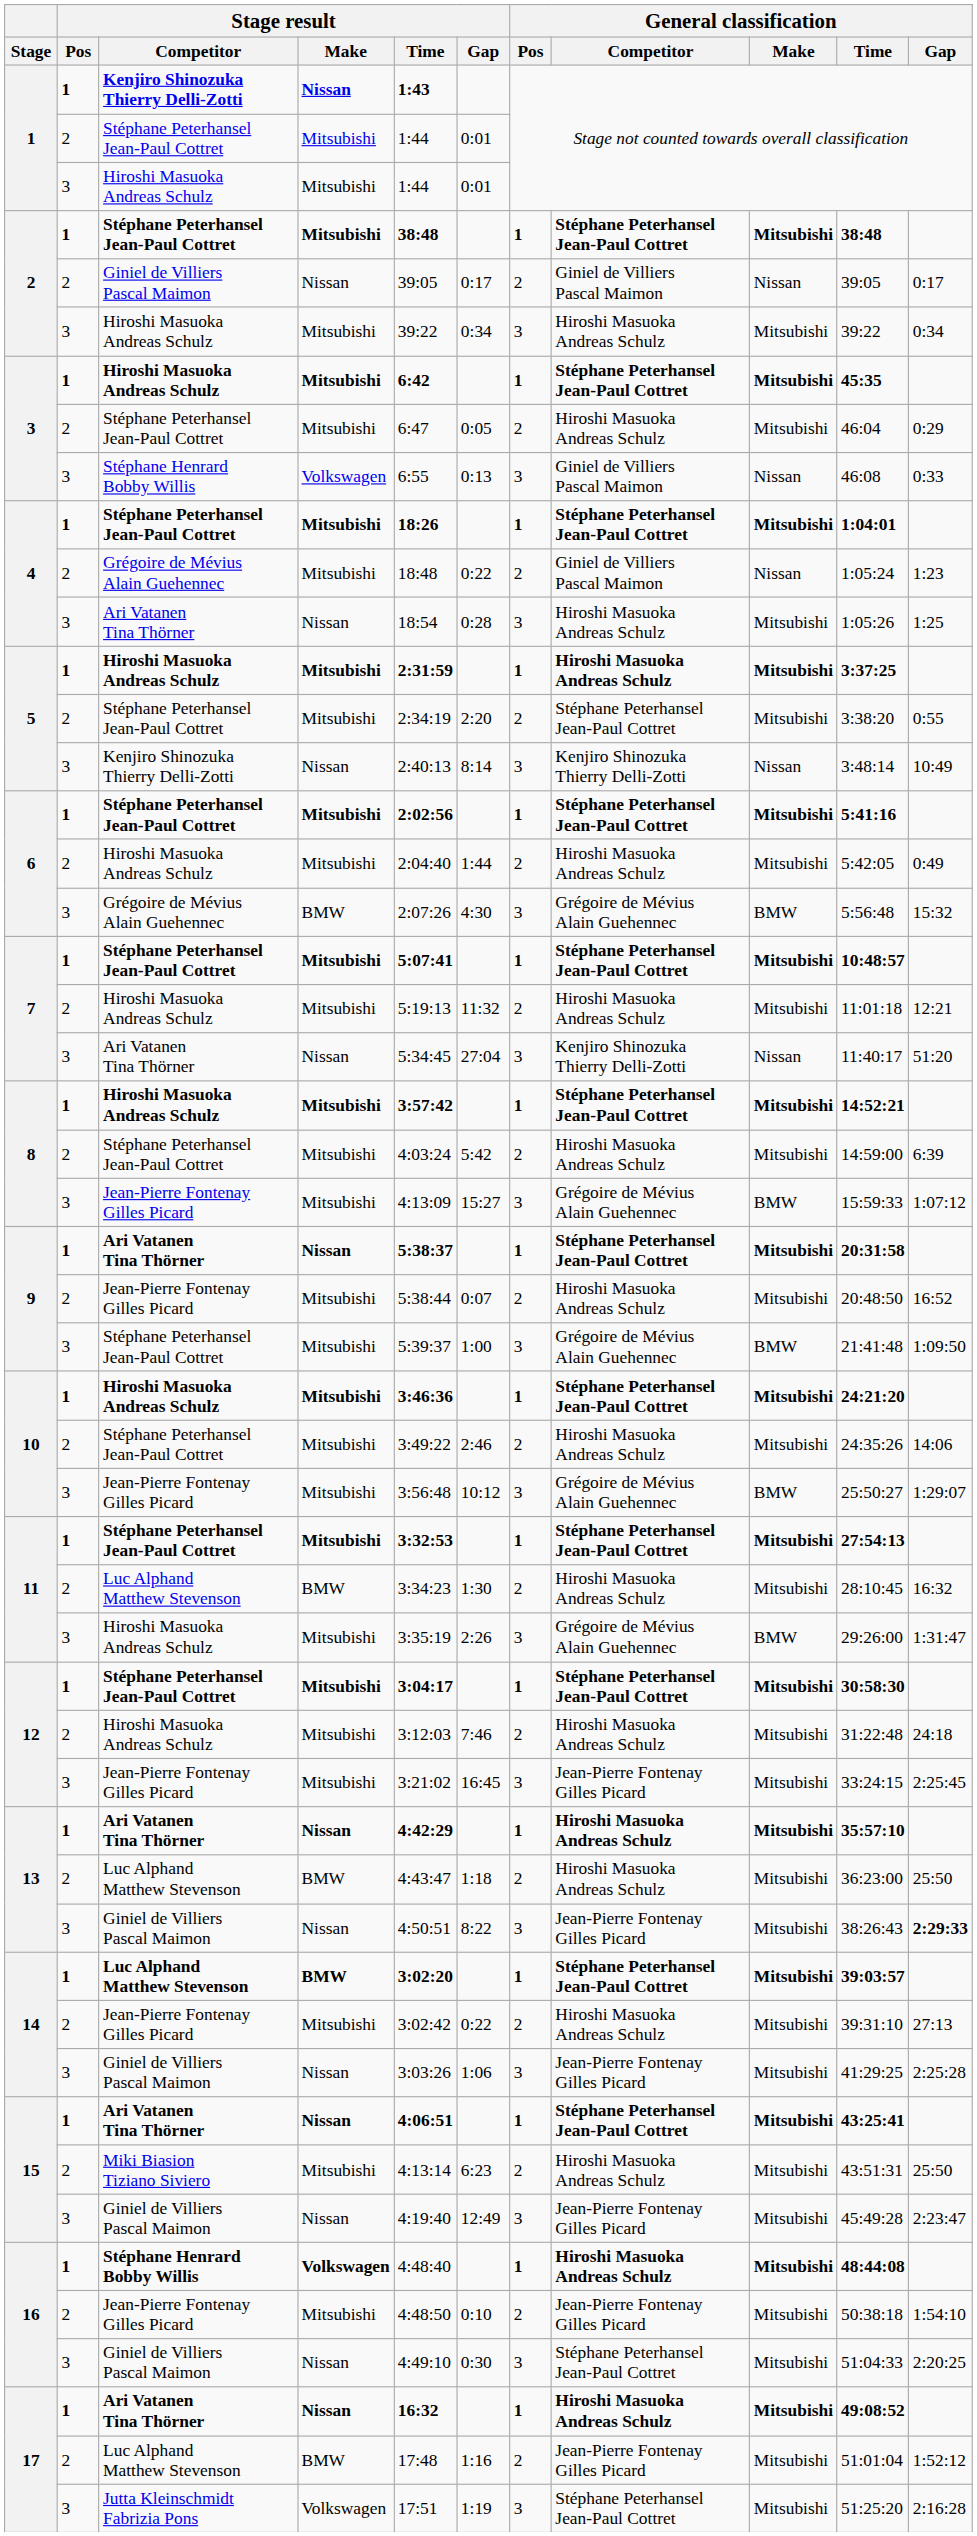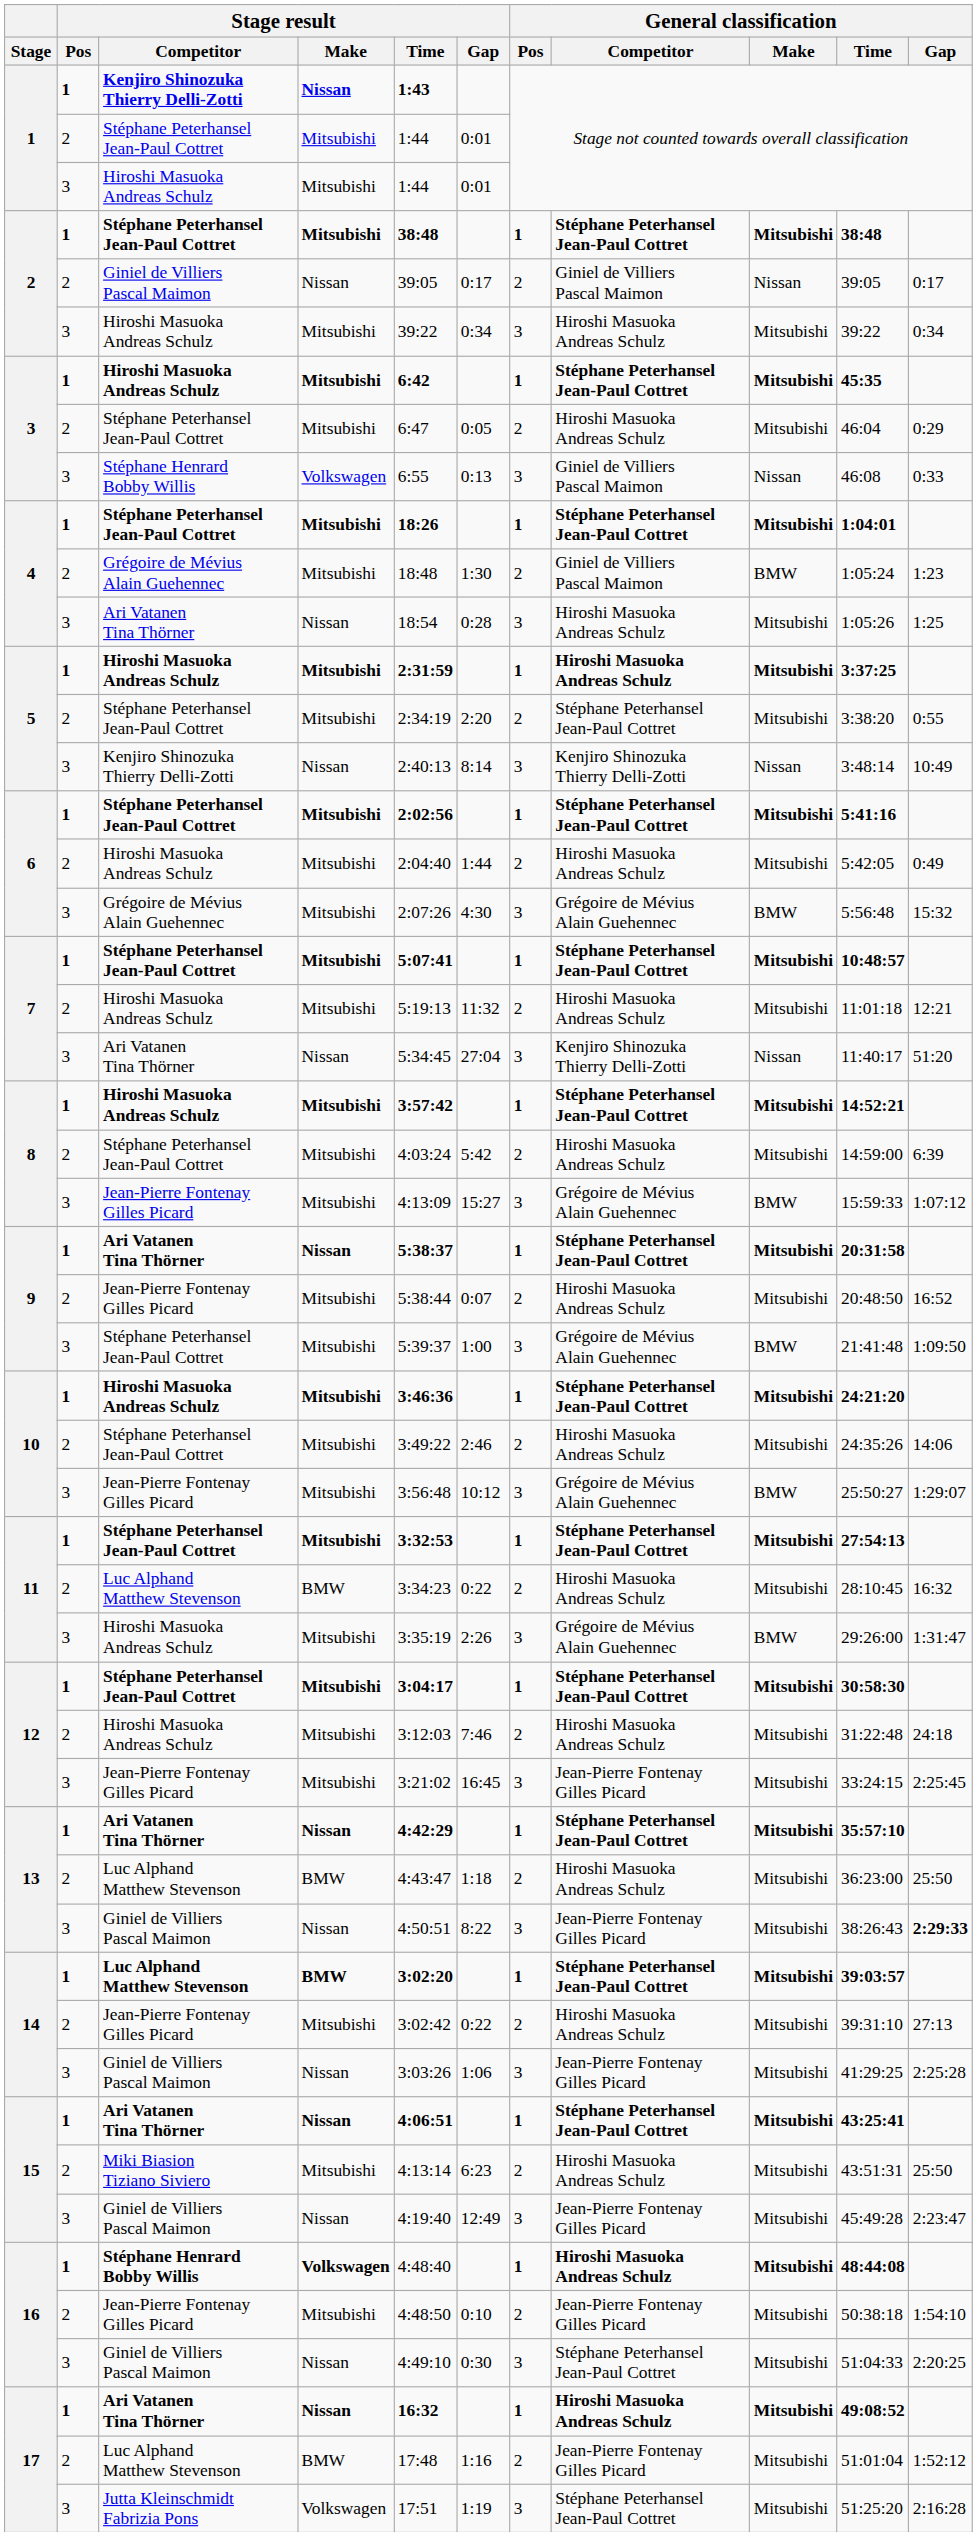(476, 572) 0:22 -> (476, 572) 1:30
(777, 572) Nissan -> (776, 572) BMW
(323, 911) BMW -> (339, 911) Mitsubishi
(476, 1588) 1:30 -> (476, 1588) 0:22
(620, 1830) Hiroshi Masuoka Andreas Schulz -> (635, 1830) Stéphane Peterhansel Jean-Paul Cottret
